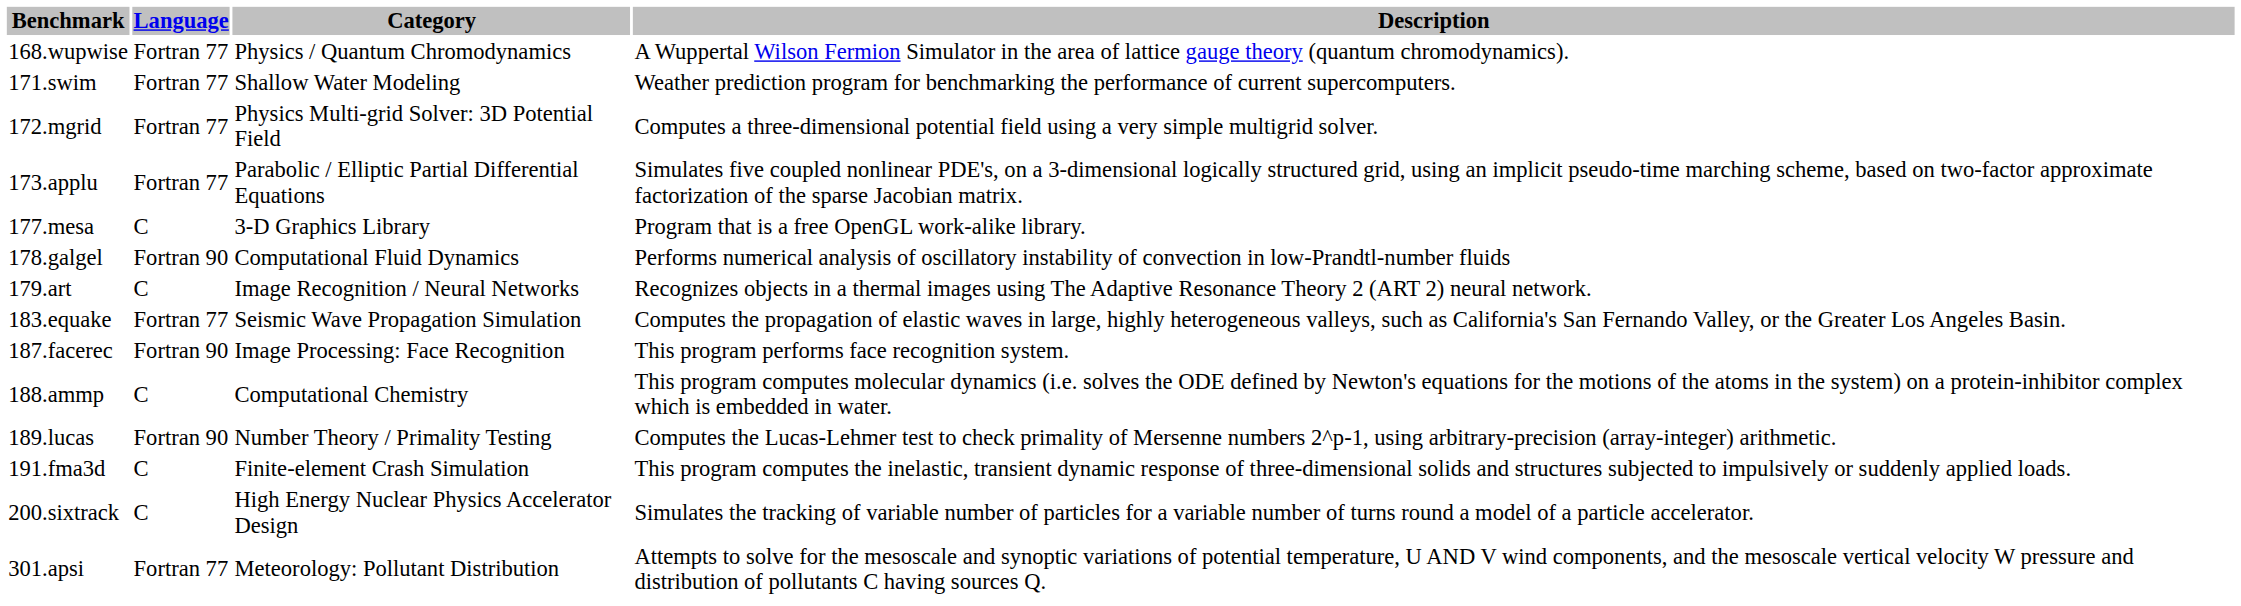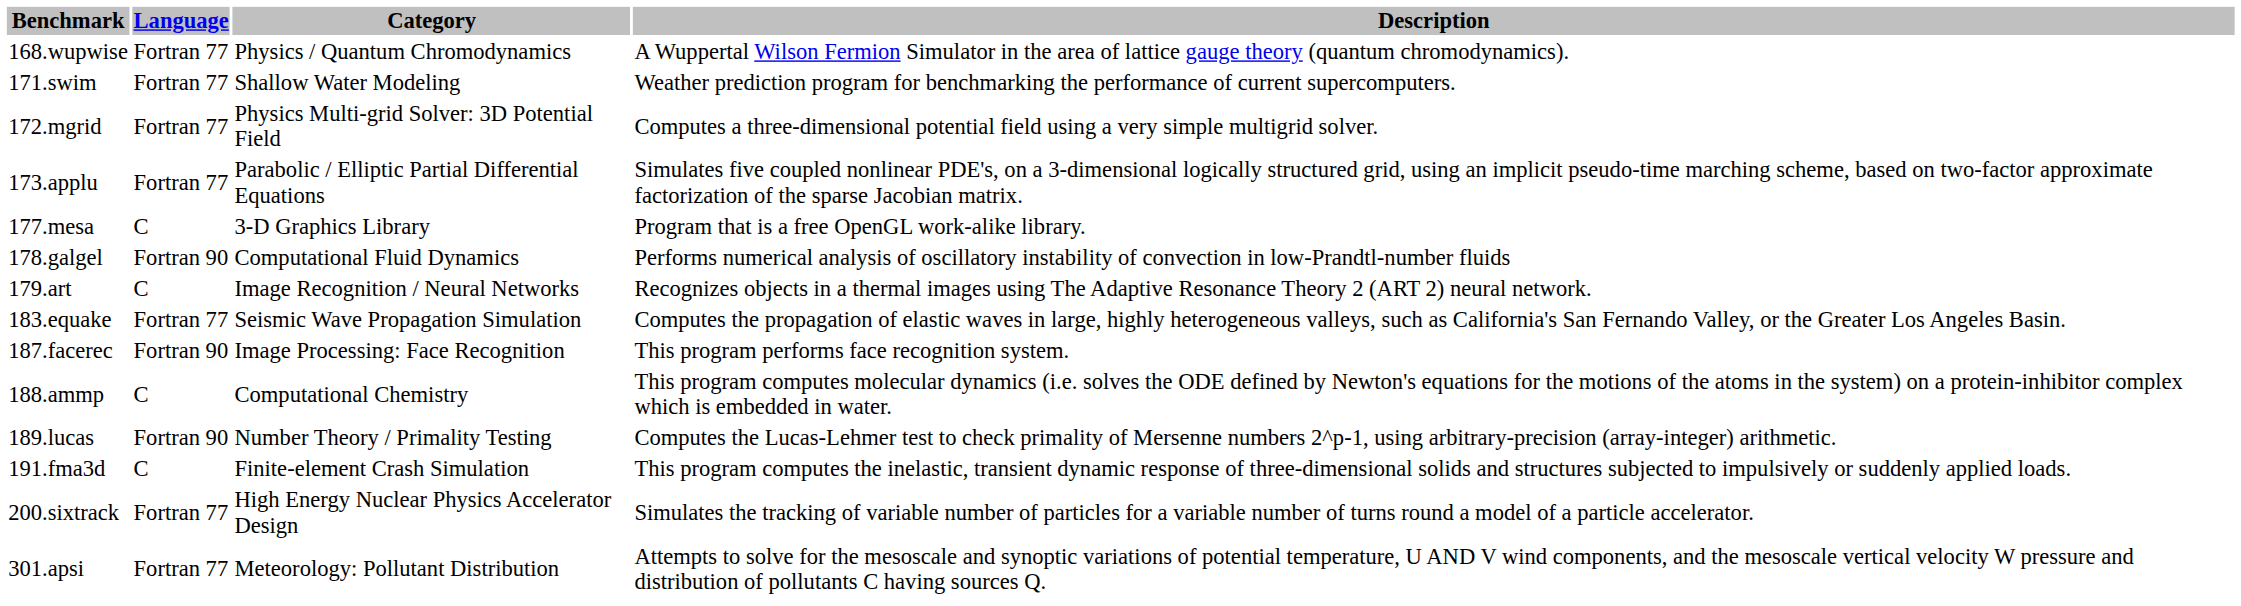(141, 512) C -> (181, 512) Fortran 77
